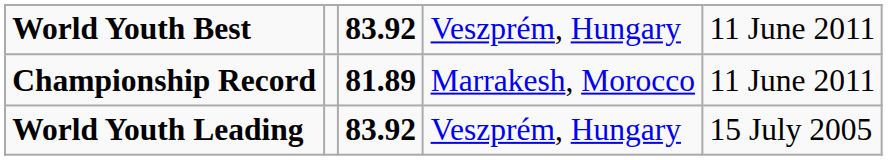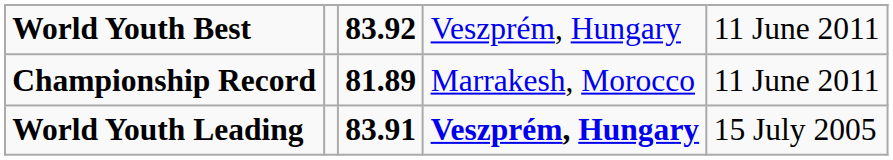(381, 129) 83.92 -> (381, 129) 83.91
(556, 129) normal -> (565, 129) bold
